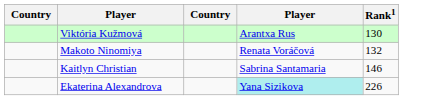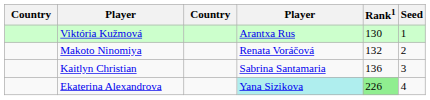+ column: (412, 14)
(374, 68) 146 -> (374, 68) 136
(374, 86) no background -> (374, 86) lightgreen background
